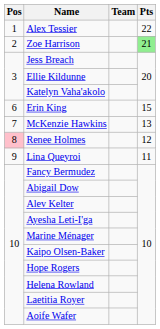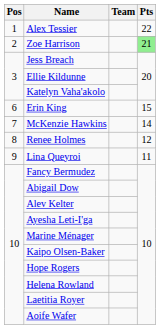(146, 124) 13 -> (146, 124) 14
(14, 140) pink background -> (14, 140) no background
